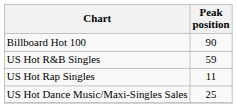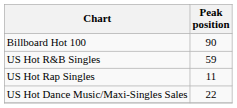(211, 94) 25 -> (211, 94) 22
